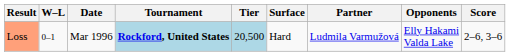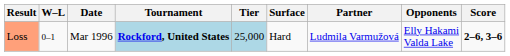(249, 36) 20,500 -> (249, 36) 25,000
(483, 36) normal -> (483, 36) bold
